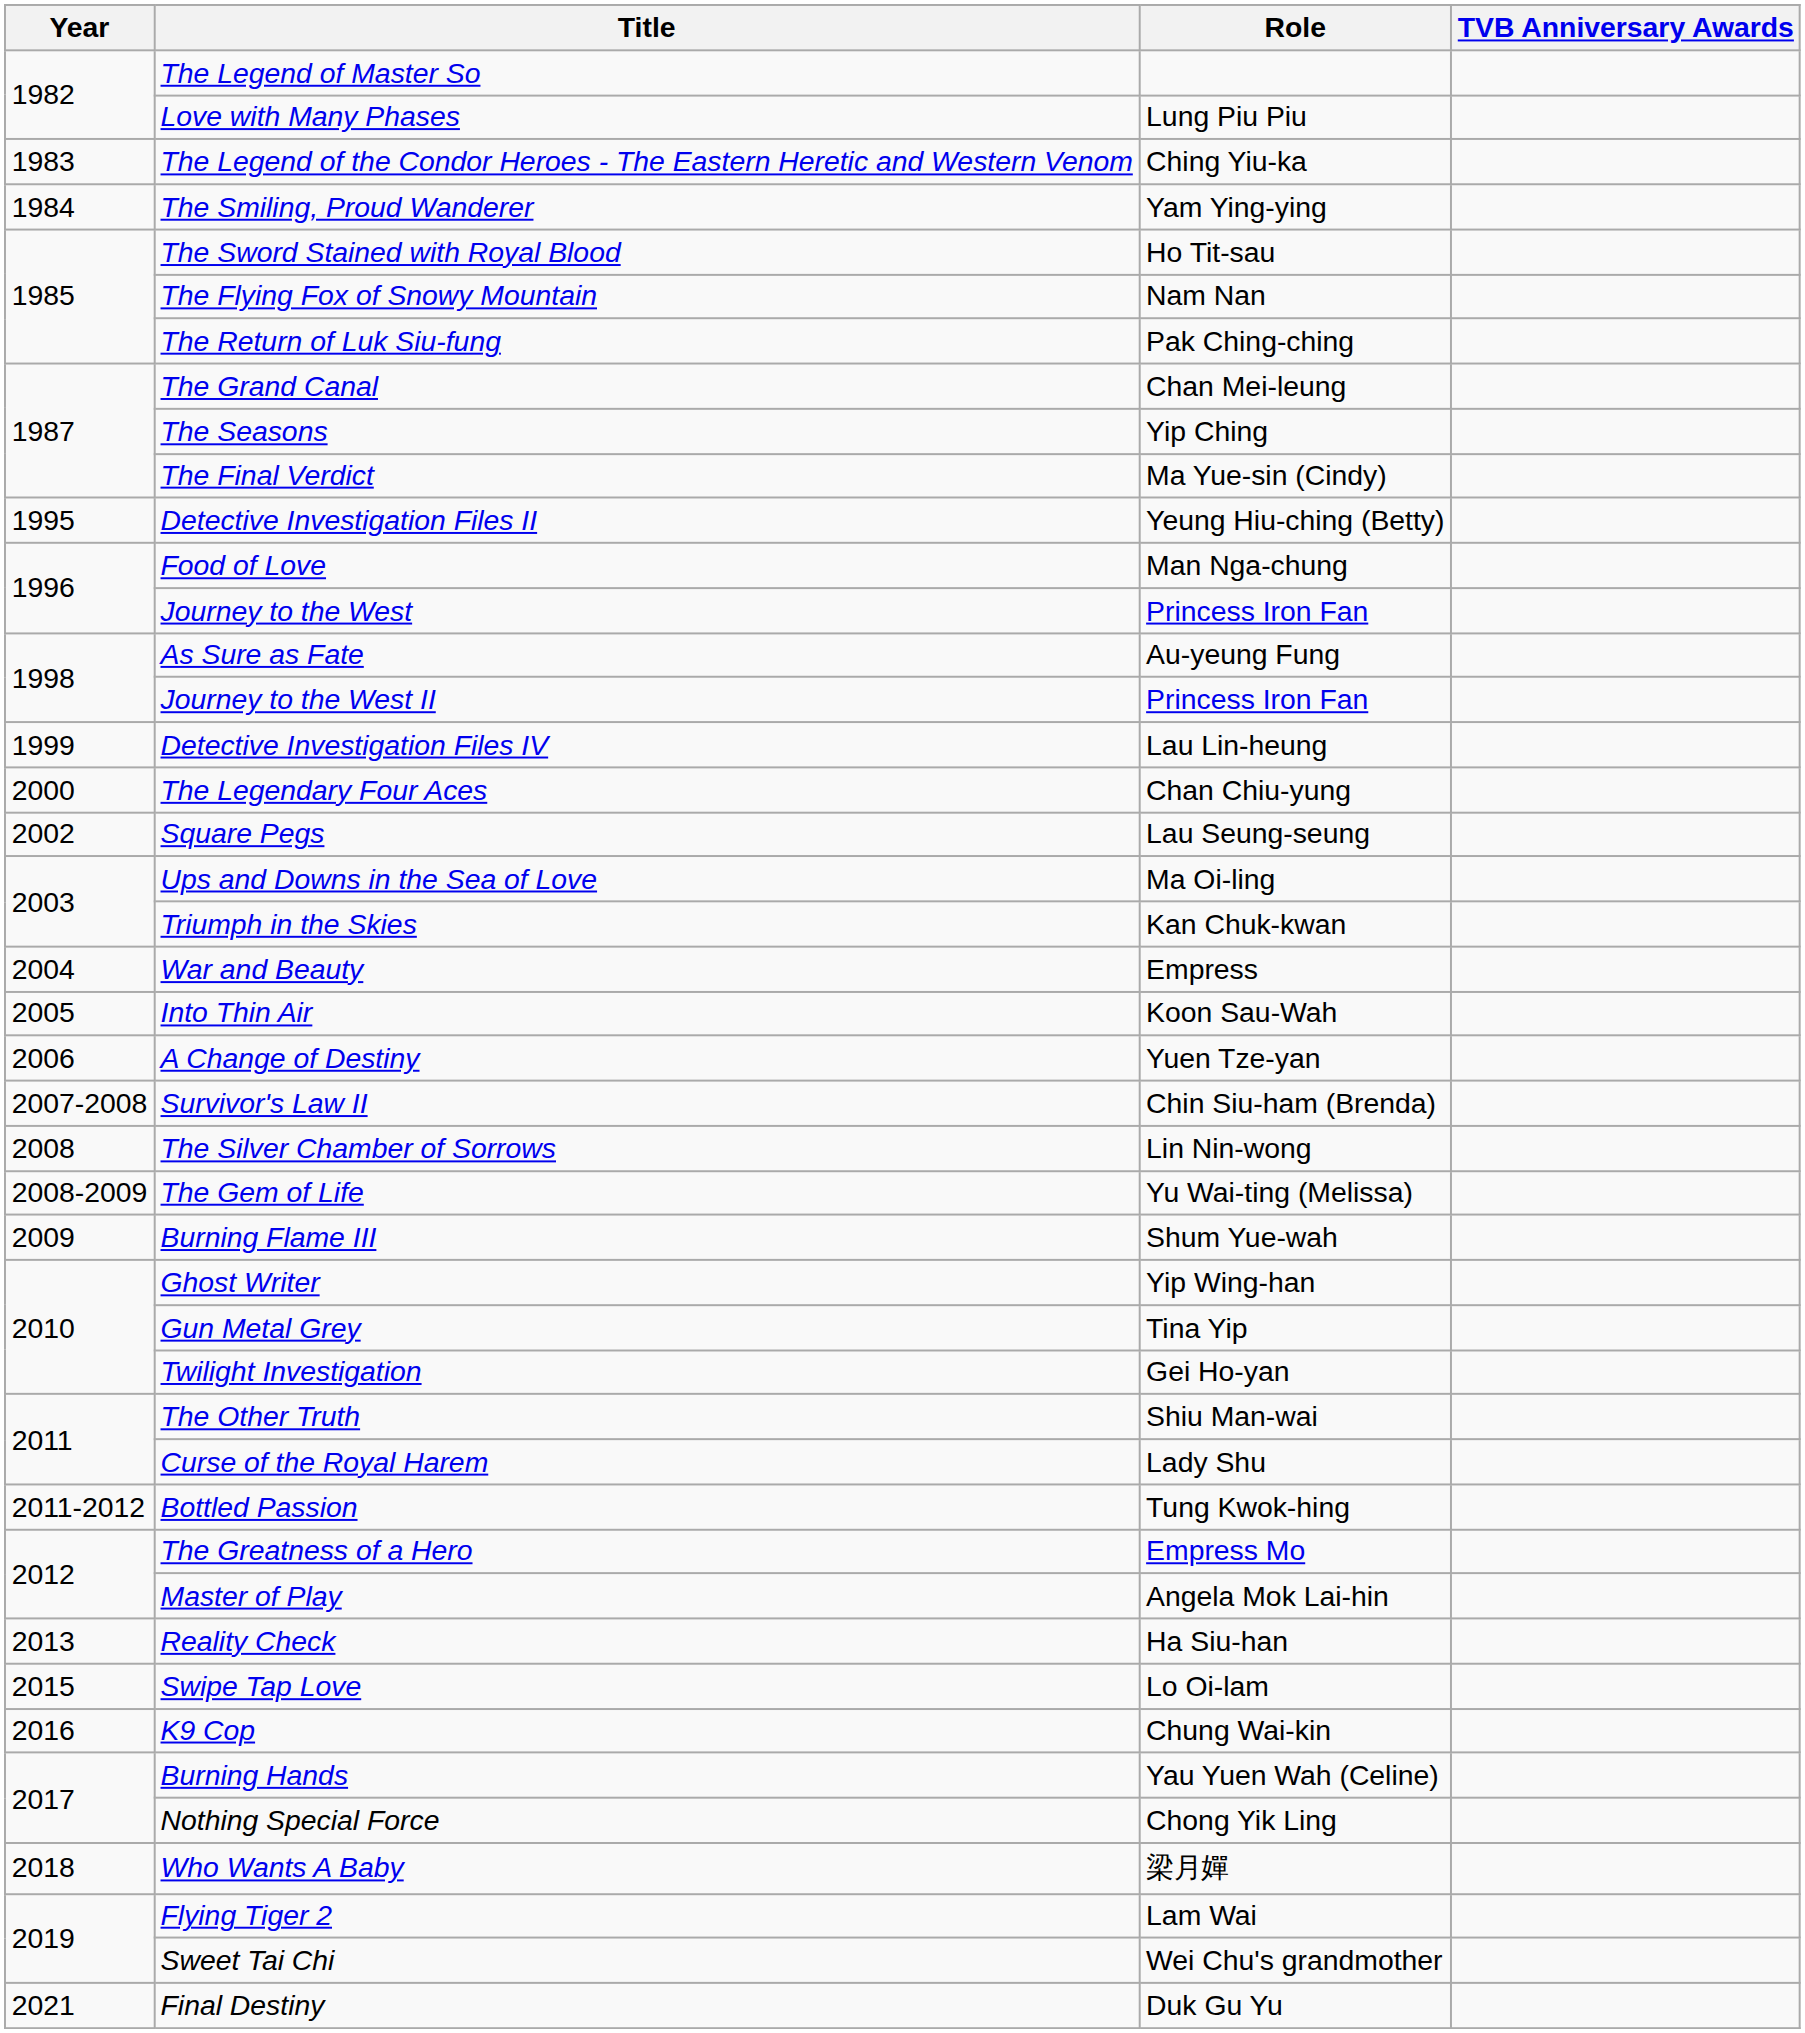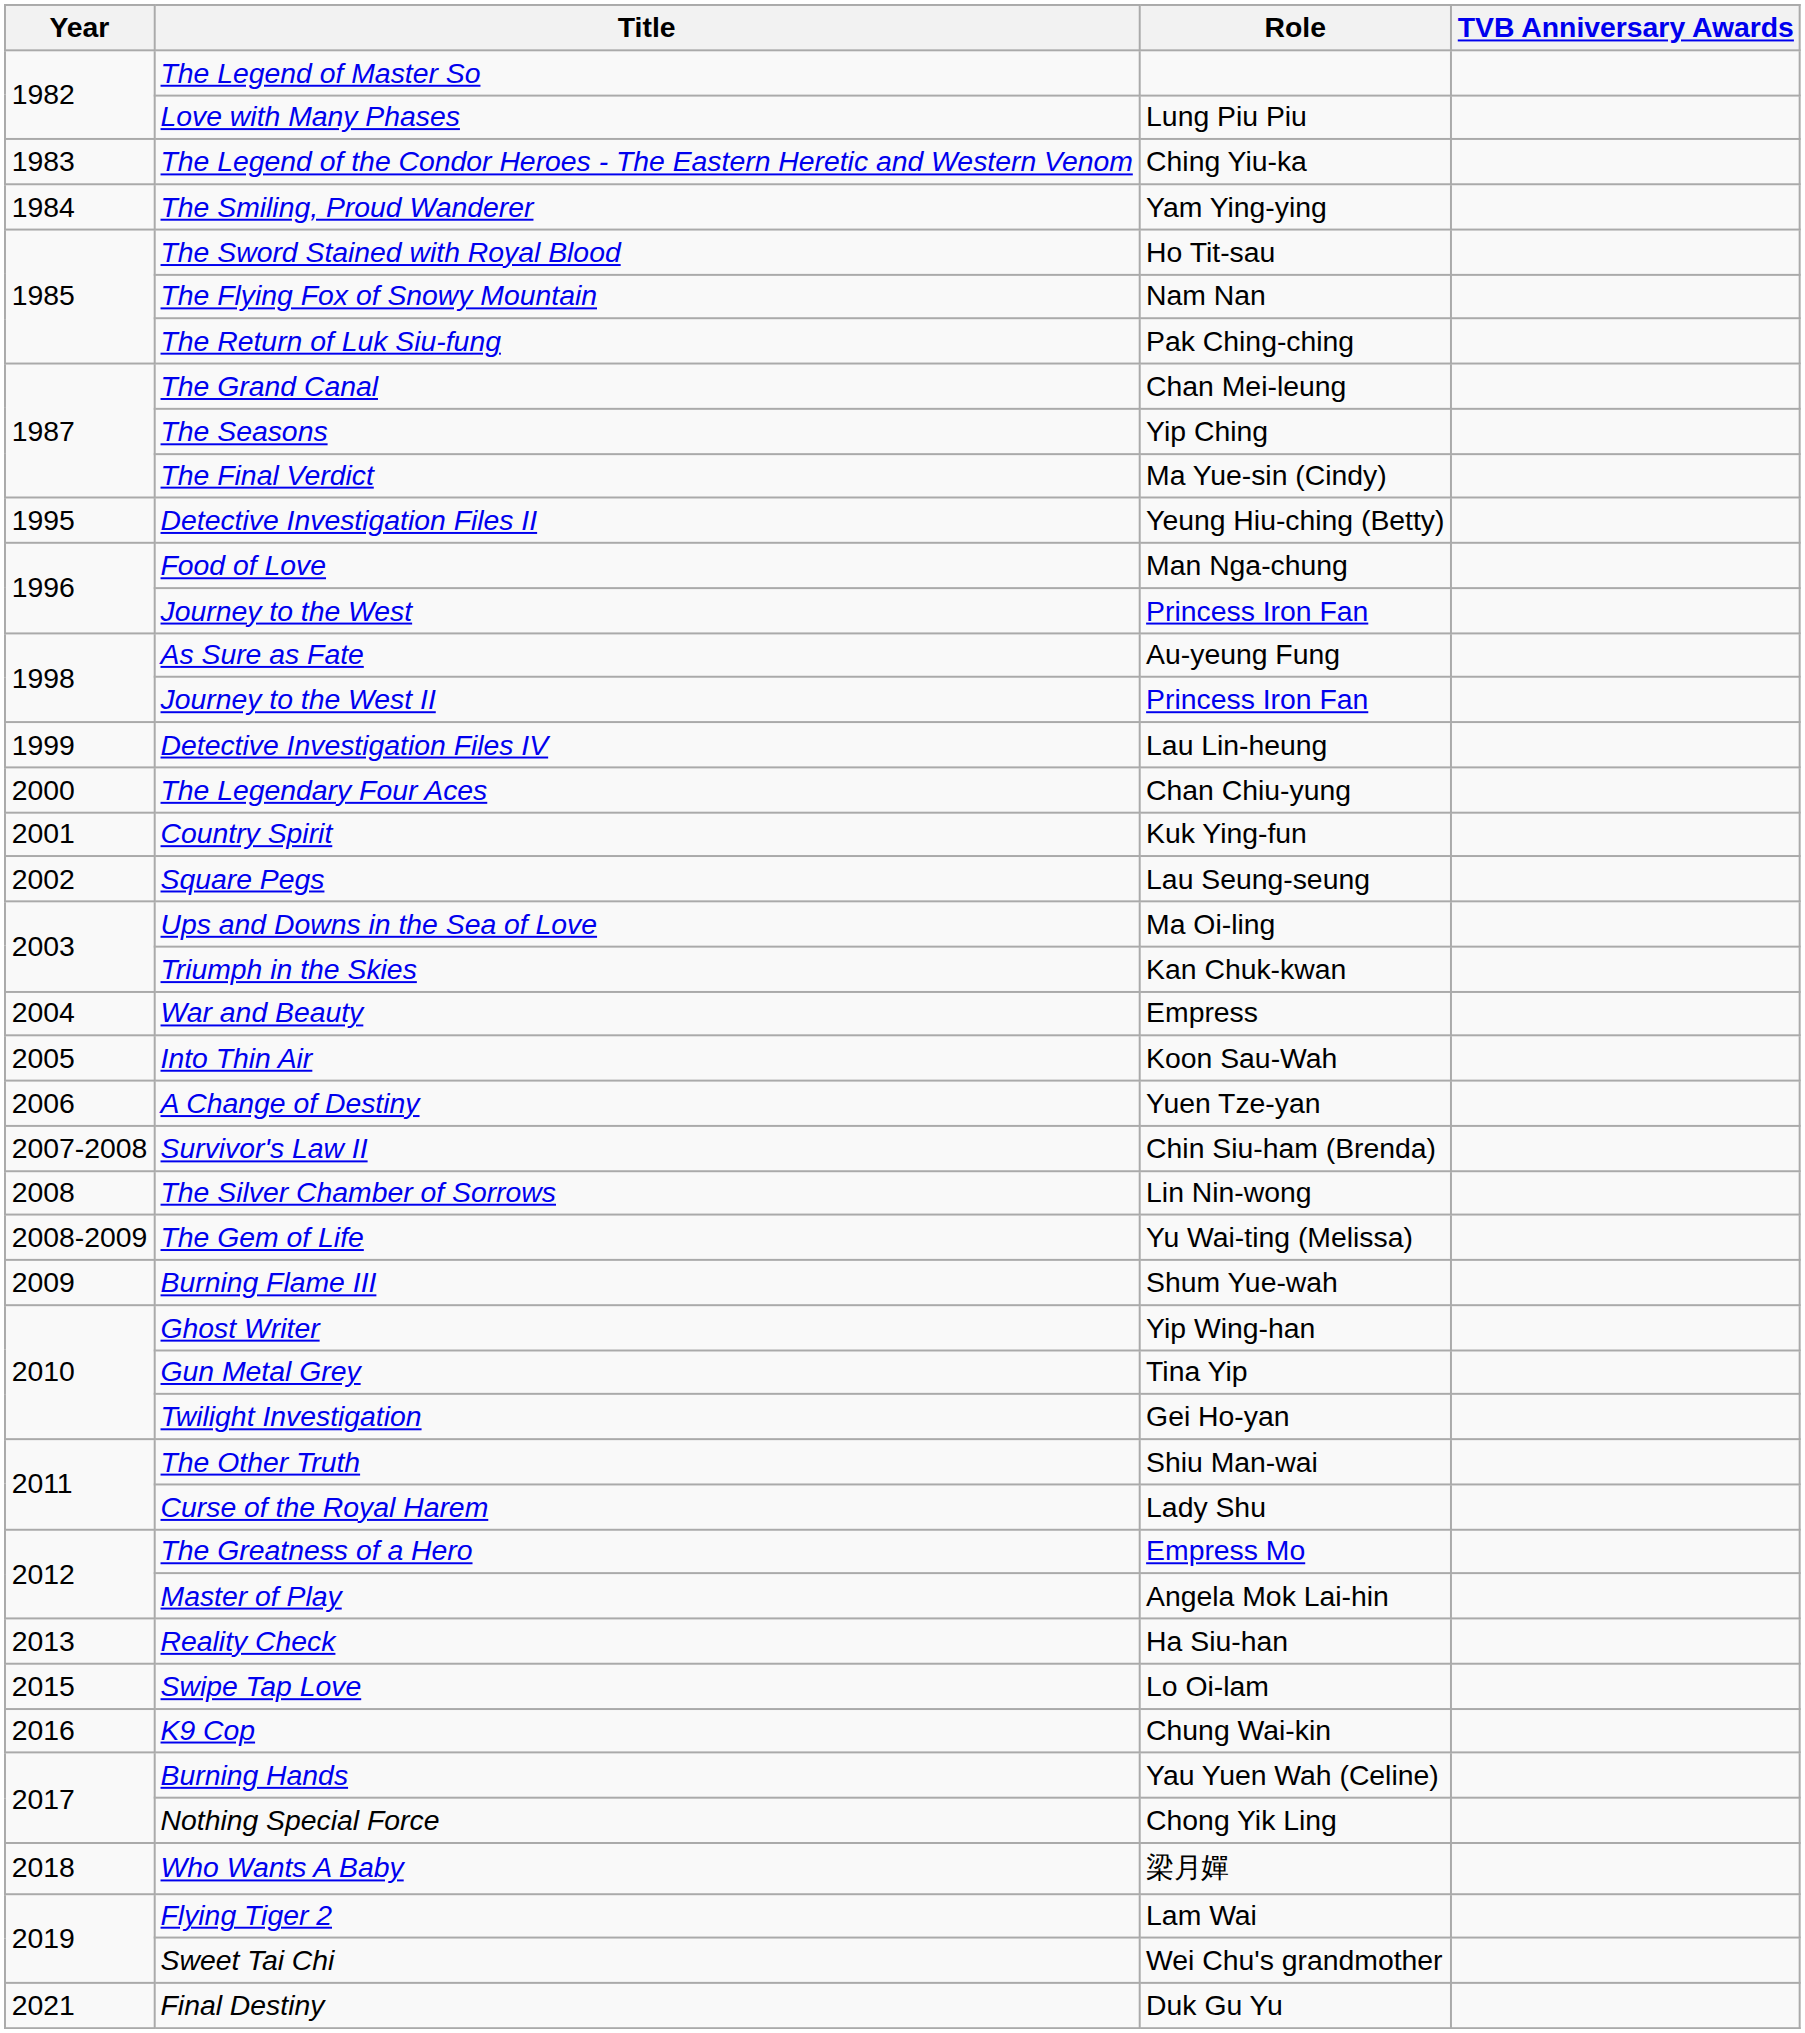+ row: (246, 834)
- row: (259, 1507)
